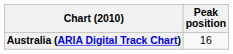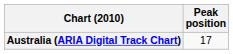(206, 40) 16 -> (206, 40) 17
